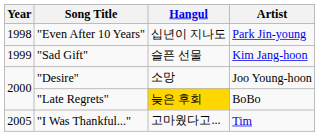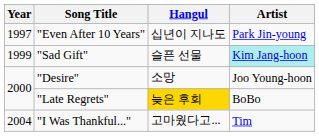(19, 34) 1998 -> (19, 34) 1997
(270, 56) no background -> (270, 56) paleturquoise background
(19, 120) 2005 -> (19, 120) 2004
